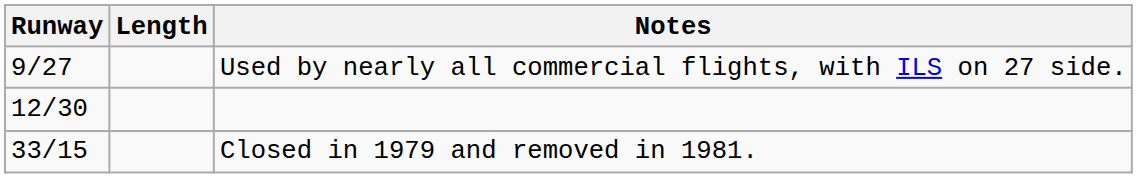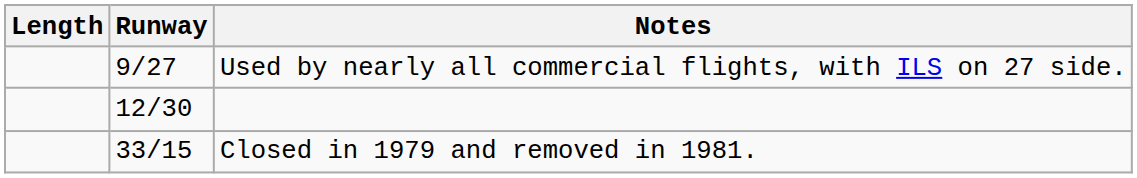columns swapped: (57, 26) <-> (162, 26)
